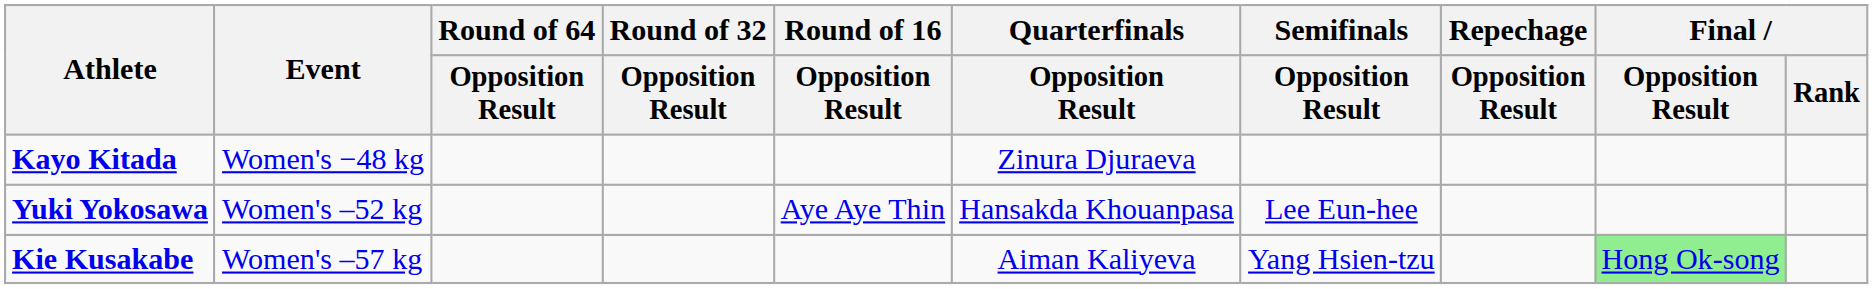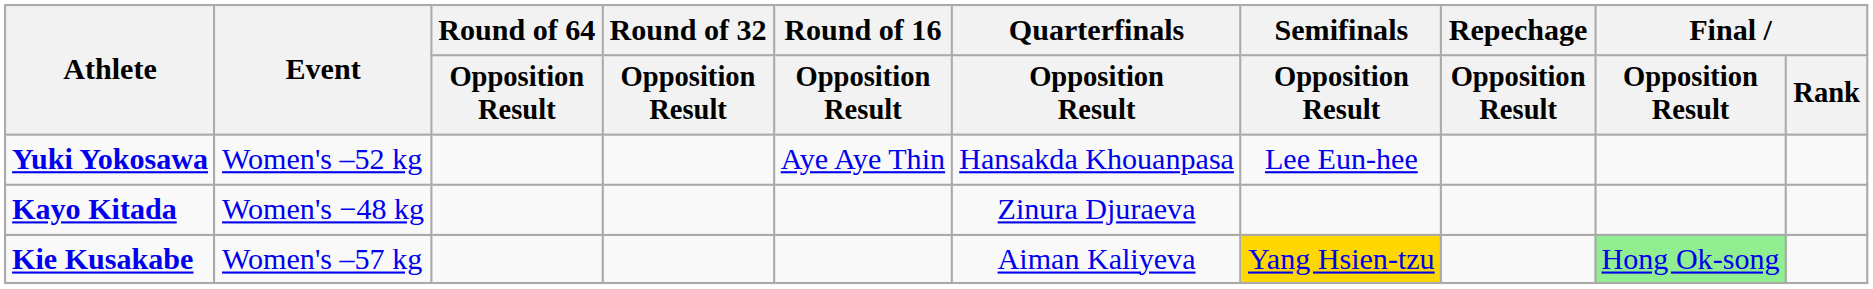rows swapped: (94, 159) <-> (110, 209)
(1341, 259) no background -> (1341, 259) gold background
